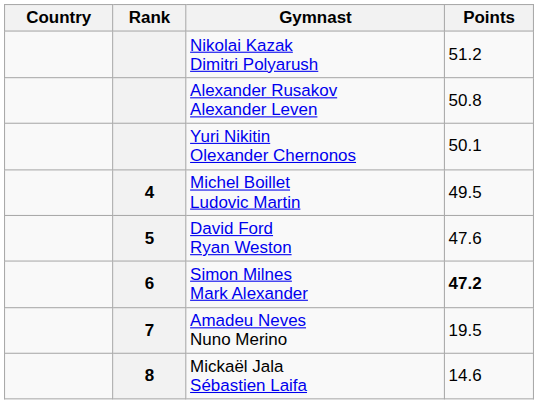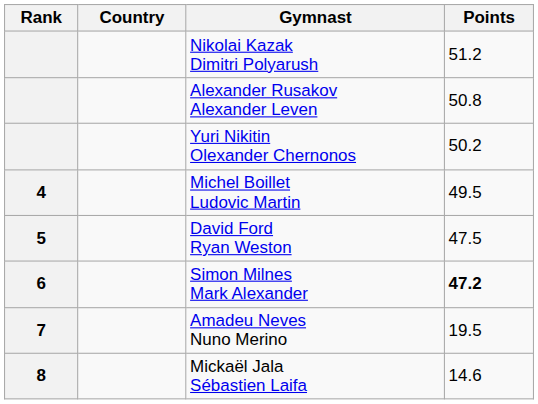columns swapped: (150, 17) <-> (59, 17)
(465, 146) 50.1 -> (465, 146) 50.2
(465, 238) 47.6 -> (465, 238) 47.5
